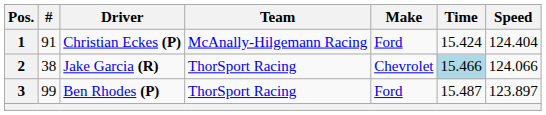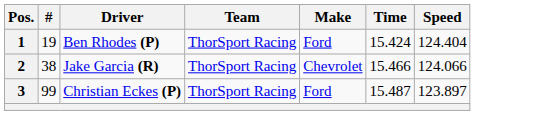(49, 41) 91 -> (49, 41) 19
(122, 41) Christian Eckes (P) -> (111, 41) Ben Rhodes (P)
(278, 41) McAnally-Hilgemann Racing -> (242, 41) ThorSport Racing
(461, 66) lightblue background -> (390, 66) no background
(111, 91) Ben Rhodes (P) -> (122, 91) Christian Eckes (P)
